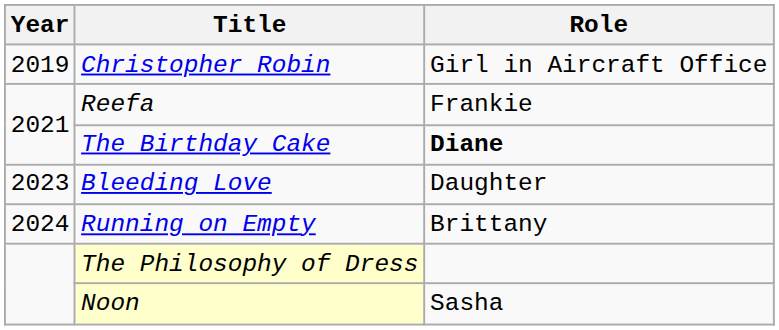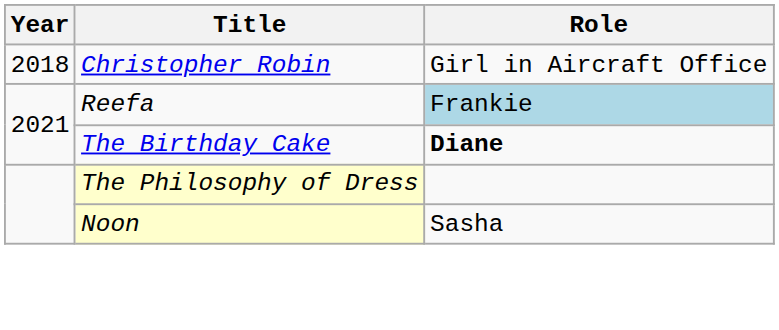(40, 65) 2019 -> (40, 65) 2018
(481, 105) no background -> (481, 105) lightblue background
- row: (176, 184)
- row: (198, 224)
